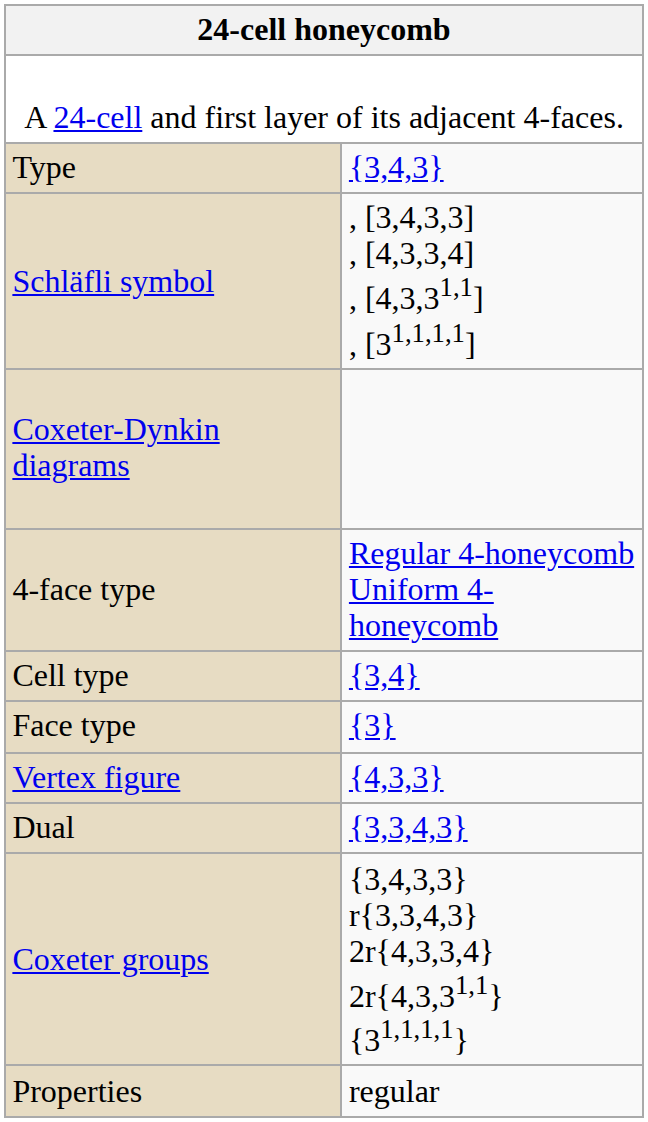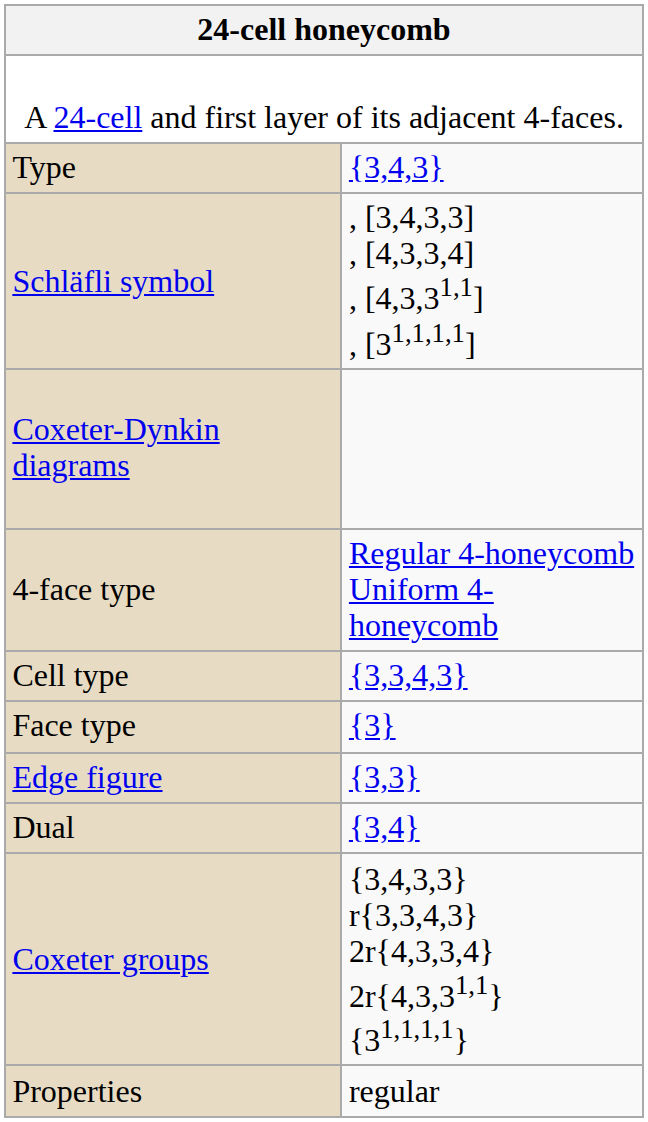(384, 675) {3,4} -> (408, 675) {3,3,4,3}
+ row: (87, 777)
- row: (96, 777)
(408, 827) {3,3,4,3} -> (384, 827) {3,4}
